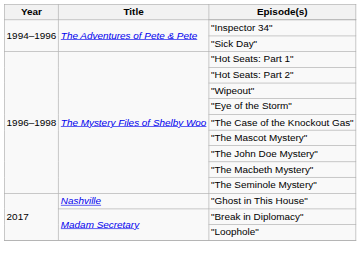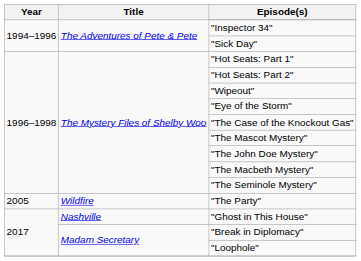+ row: (77, 201)
